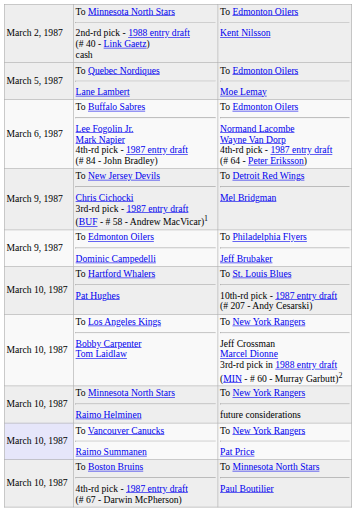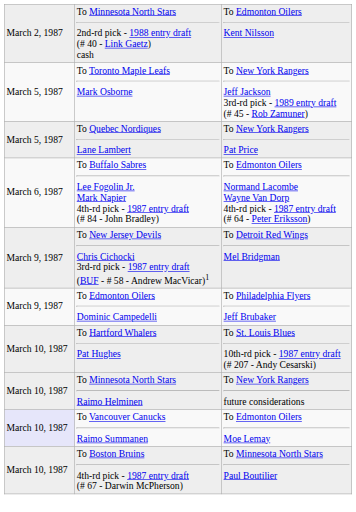+ row: (148, 81)
(285, 81) To Edmonton Oilers Moe Lemay -> (287, 139) To New York Rangers Pat Price
- row: (146, 338)
(285, 441) To New York Rangers Pat Price -> (287, 428) To Edmonton Oilers Moe Lemay
